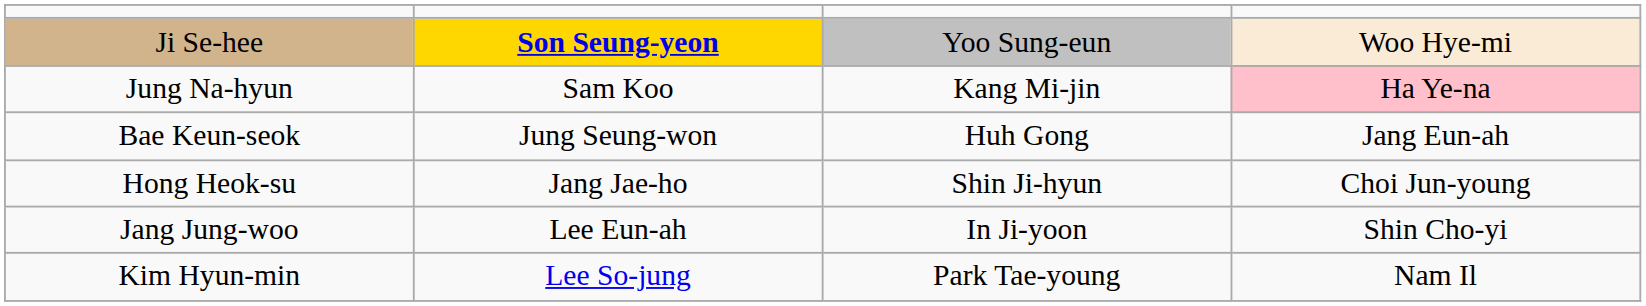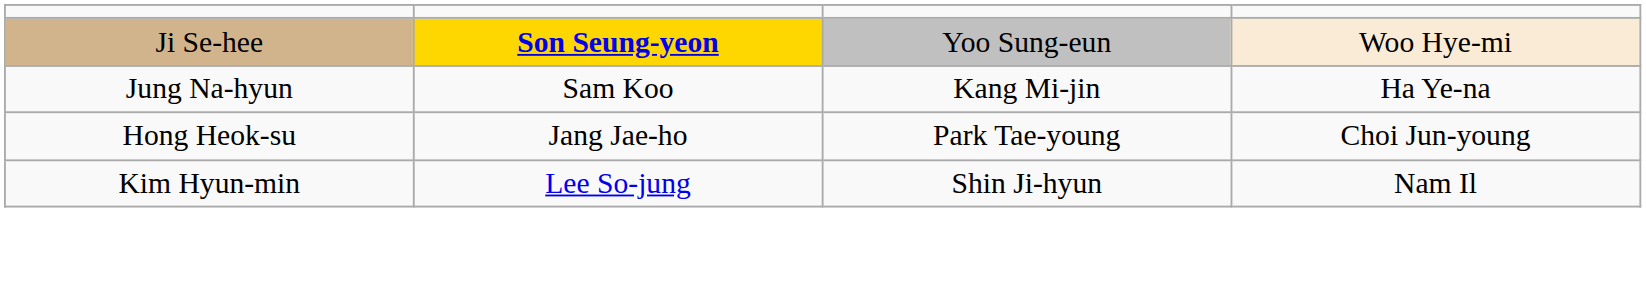(1436, 88) pink background -> (1436, 88) no background
- row: (209, 135)
(1027, 182) Shin Ji-hyun -> (1027, 135) Park Tae-young
- row: (209, 229)
(1027, 276) Park Tae-young -> (1027, 182) Shin Ji-hyun
